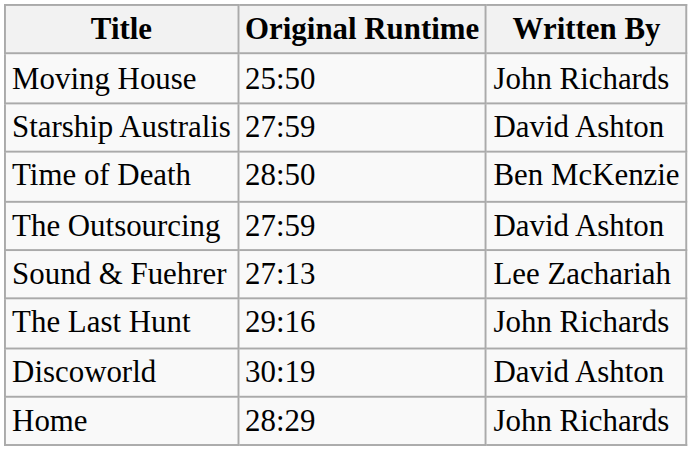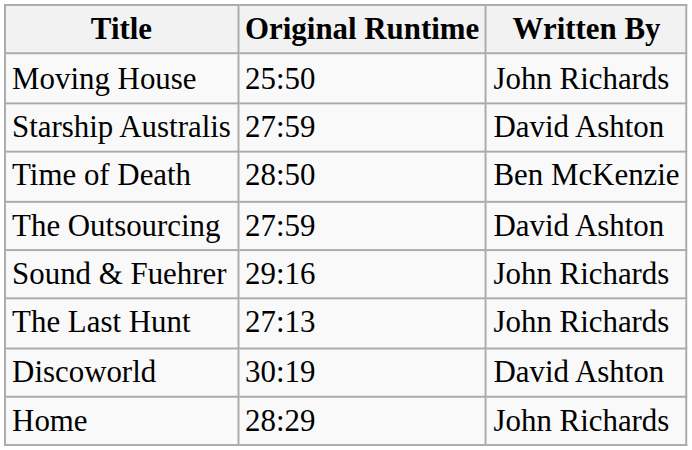(280, 273) 27:13 -> (280, 273) 29:16
(582, 273) Lee Zachariah -> (581, 273) John Richards
(280, 322) 29:16 -> (280, 322) 27:13
